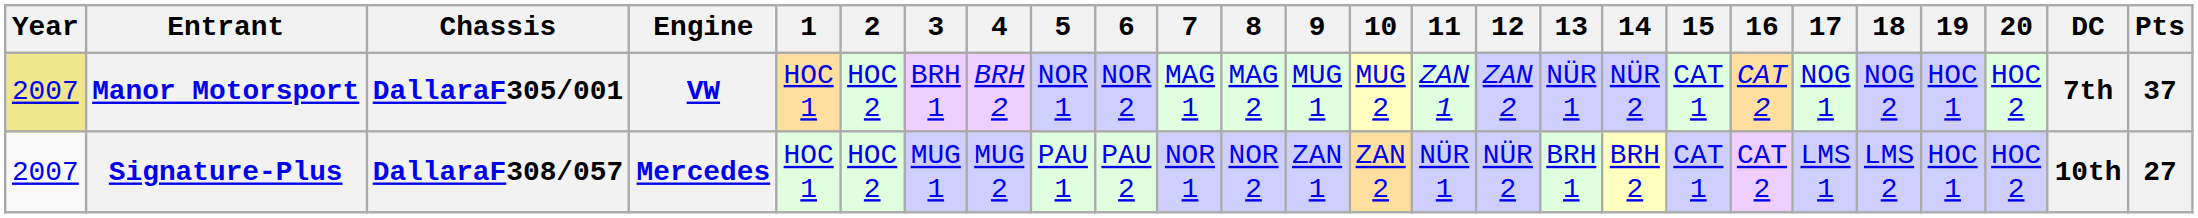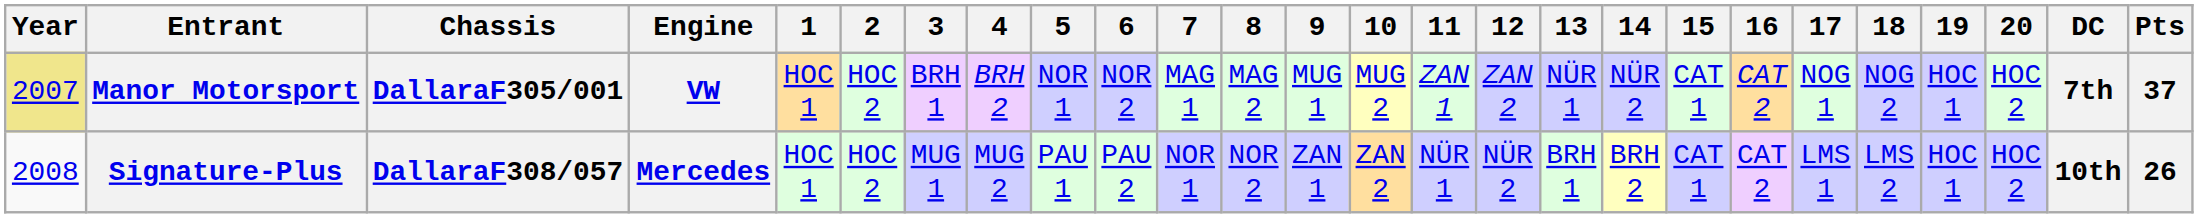(45, 172) 2007 -> (45, 172) 2008
(2160, 172) 27 -> (2160, 172) 26
